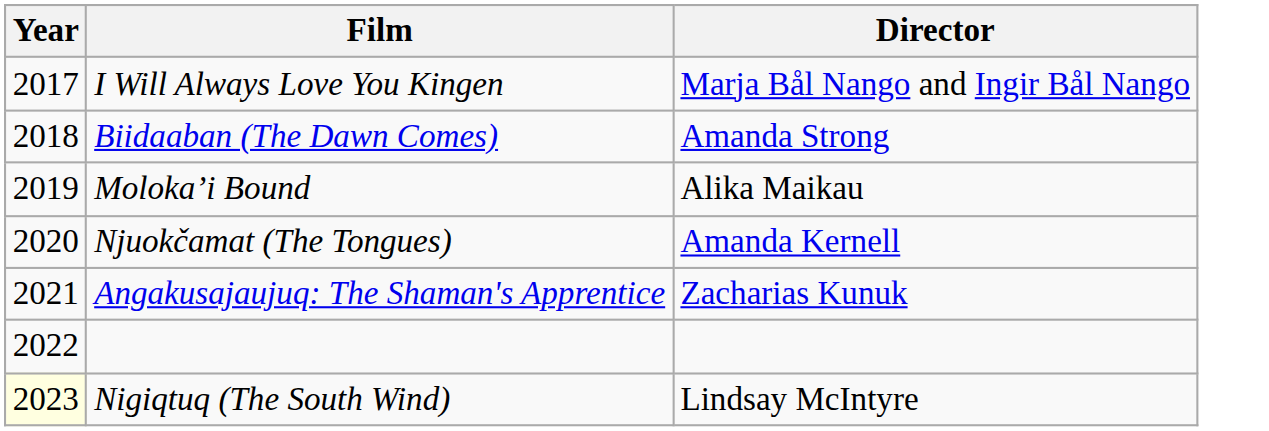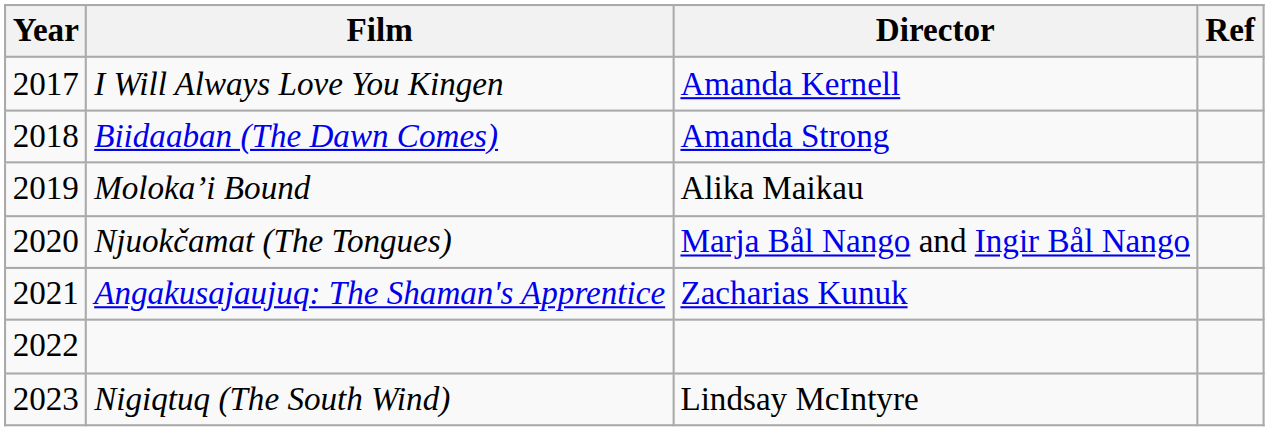+ column: (1230, 30)
(935, 83) Marja Bål Nango and Ingir Bål Nango -> (790, 83) Amanda Kernell
(790, 240) Amanda Kernell -> (935, 240) Marja Bål Nango and Ingir Bål Nango
(46, 398) lightyellow background -> (46, 398) no background
